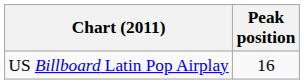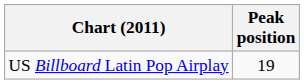(266, 65) 16 -> (266, 65) 19
